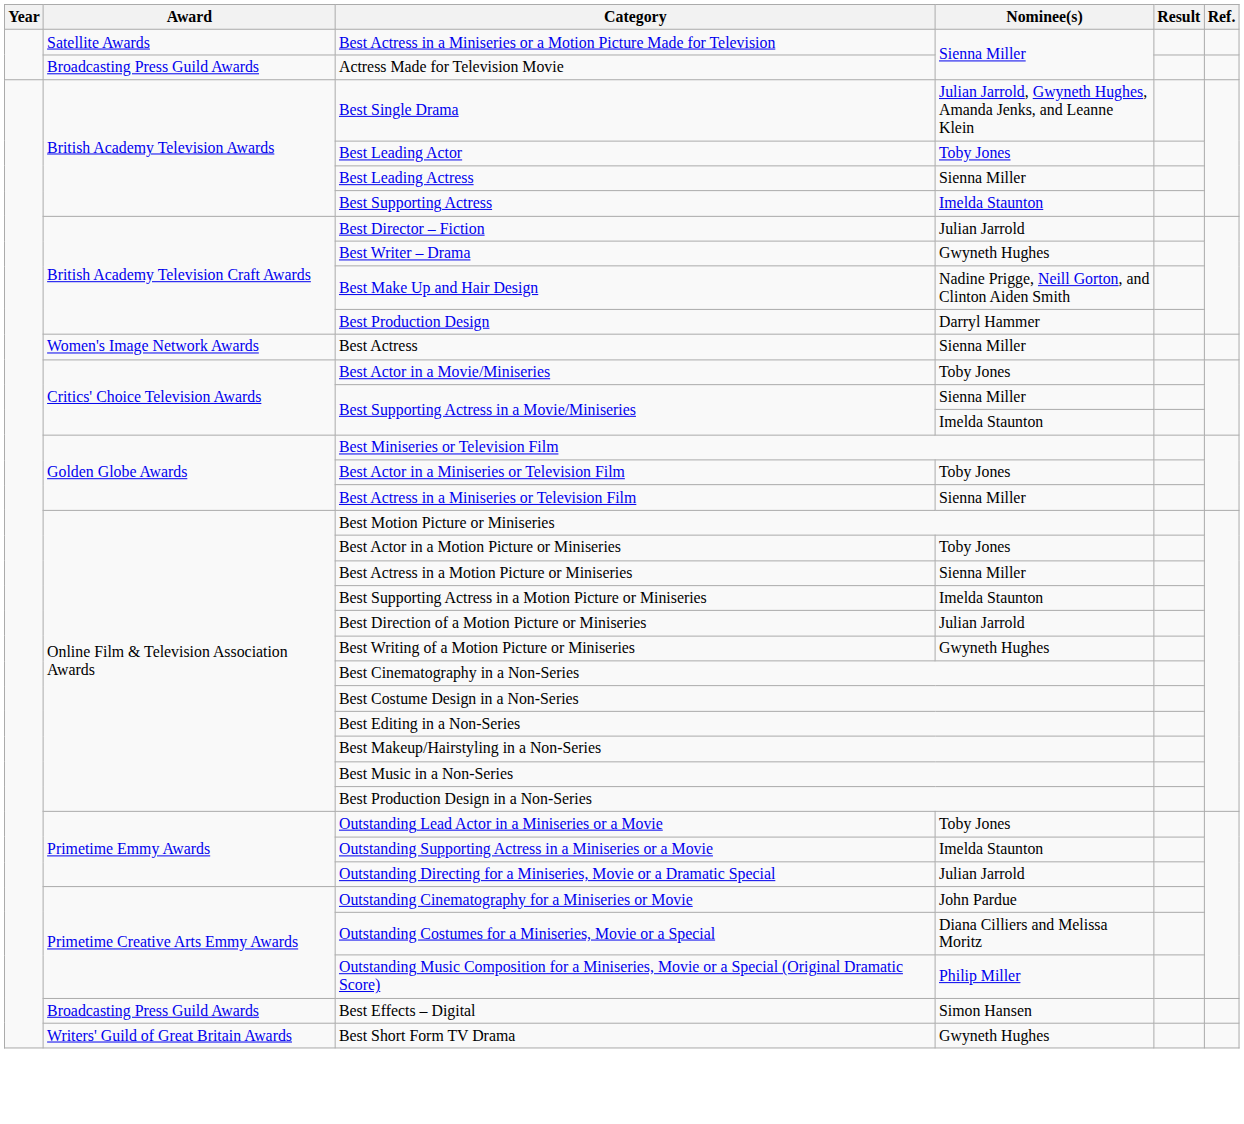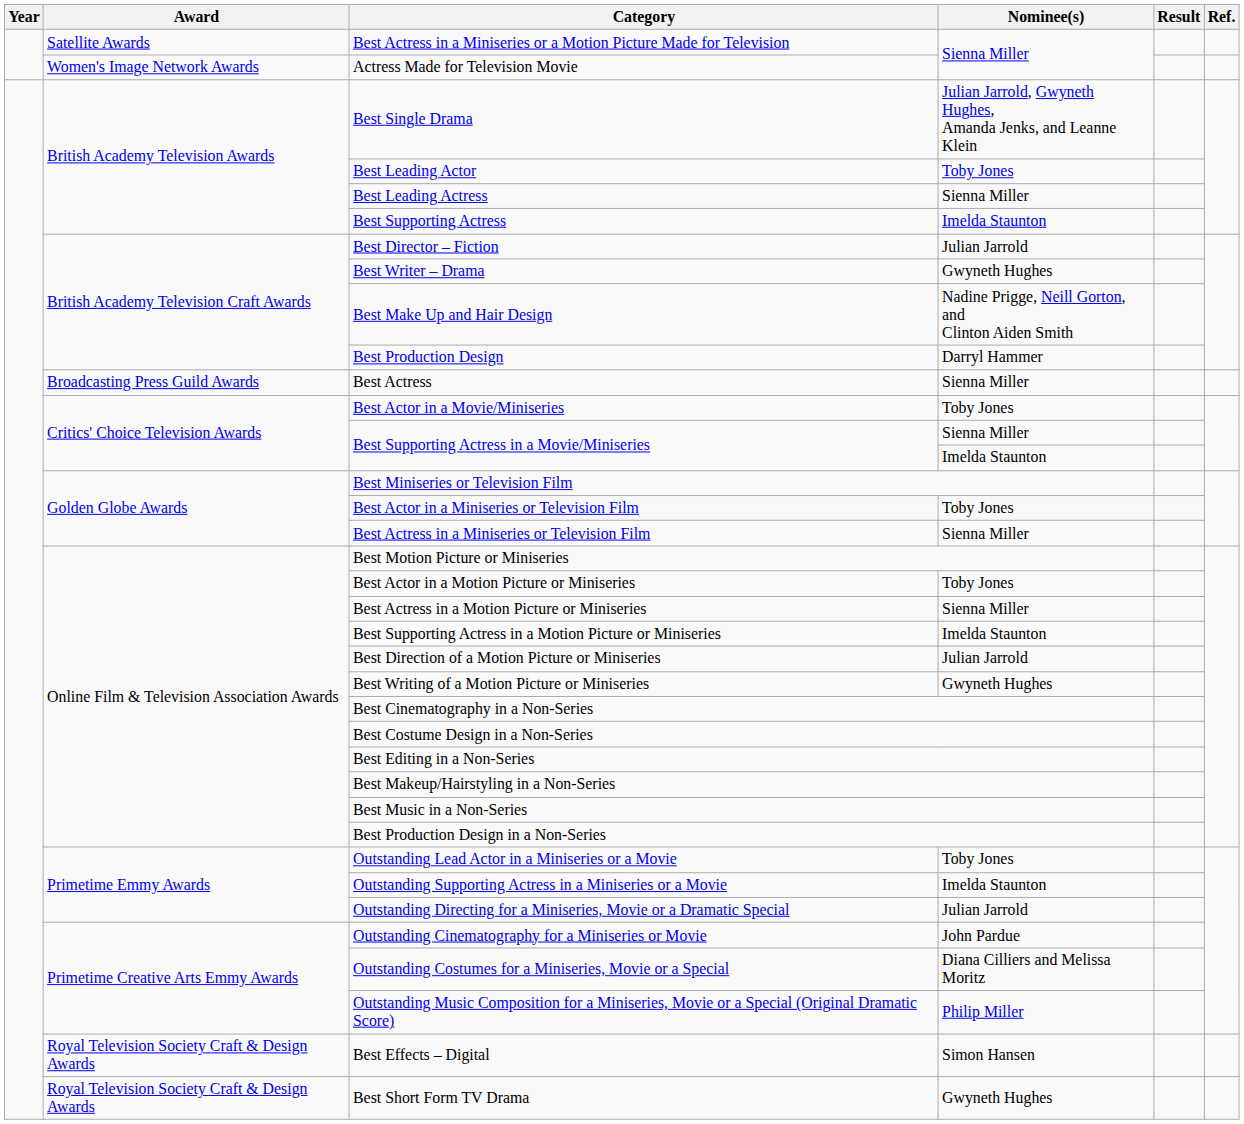(153, 67) Broadcasting Press Guild Awards -> (153, 67) Women's Image Network Awards
(153, 346) Women's Image Network Awards -> (153, 382) Broadcasting Press Guild Awards
(153, 1010) Broadcasting Press Guild Awards -> (177, 1055) Royal Television Society Craft & Design Awards
(170, 1035) Writers' Guild of Great Britain Awards -> (177, 1098) Royal Television Society Craft & Design Awards
